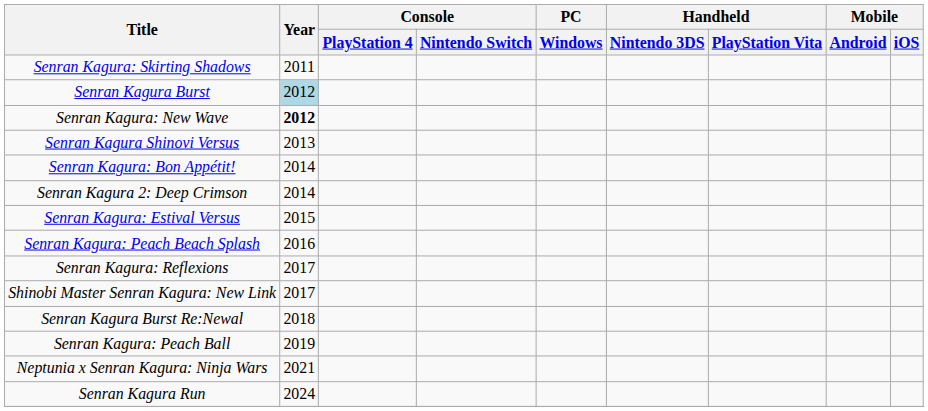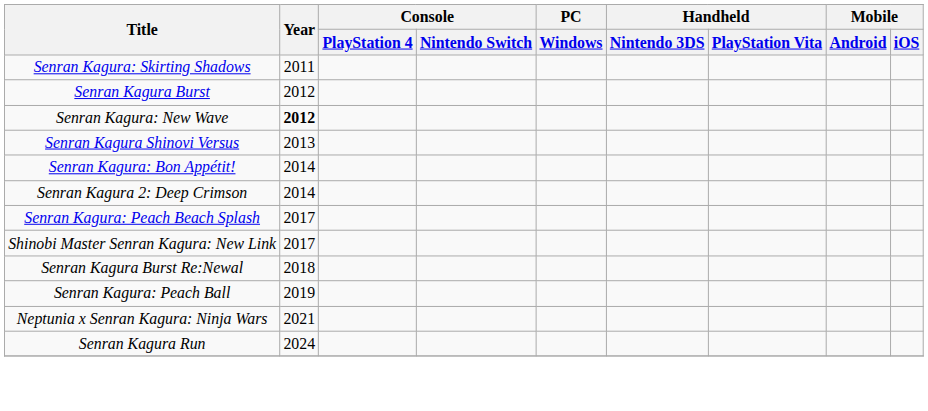(299, 92) lightblue background -> (299, 92) no background
- row: (142, 218)
(299, 243) 2016 -> (299, 218) 2017
- row: (142, 268)
